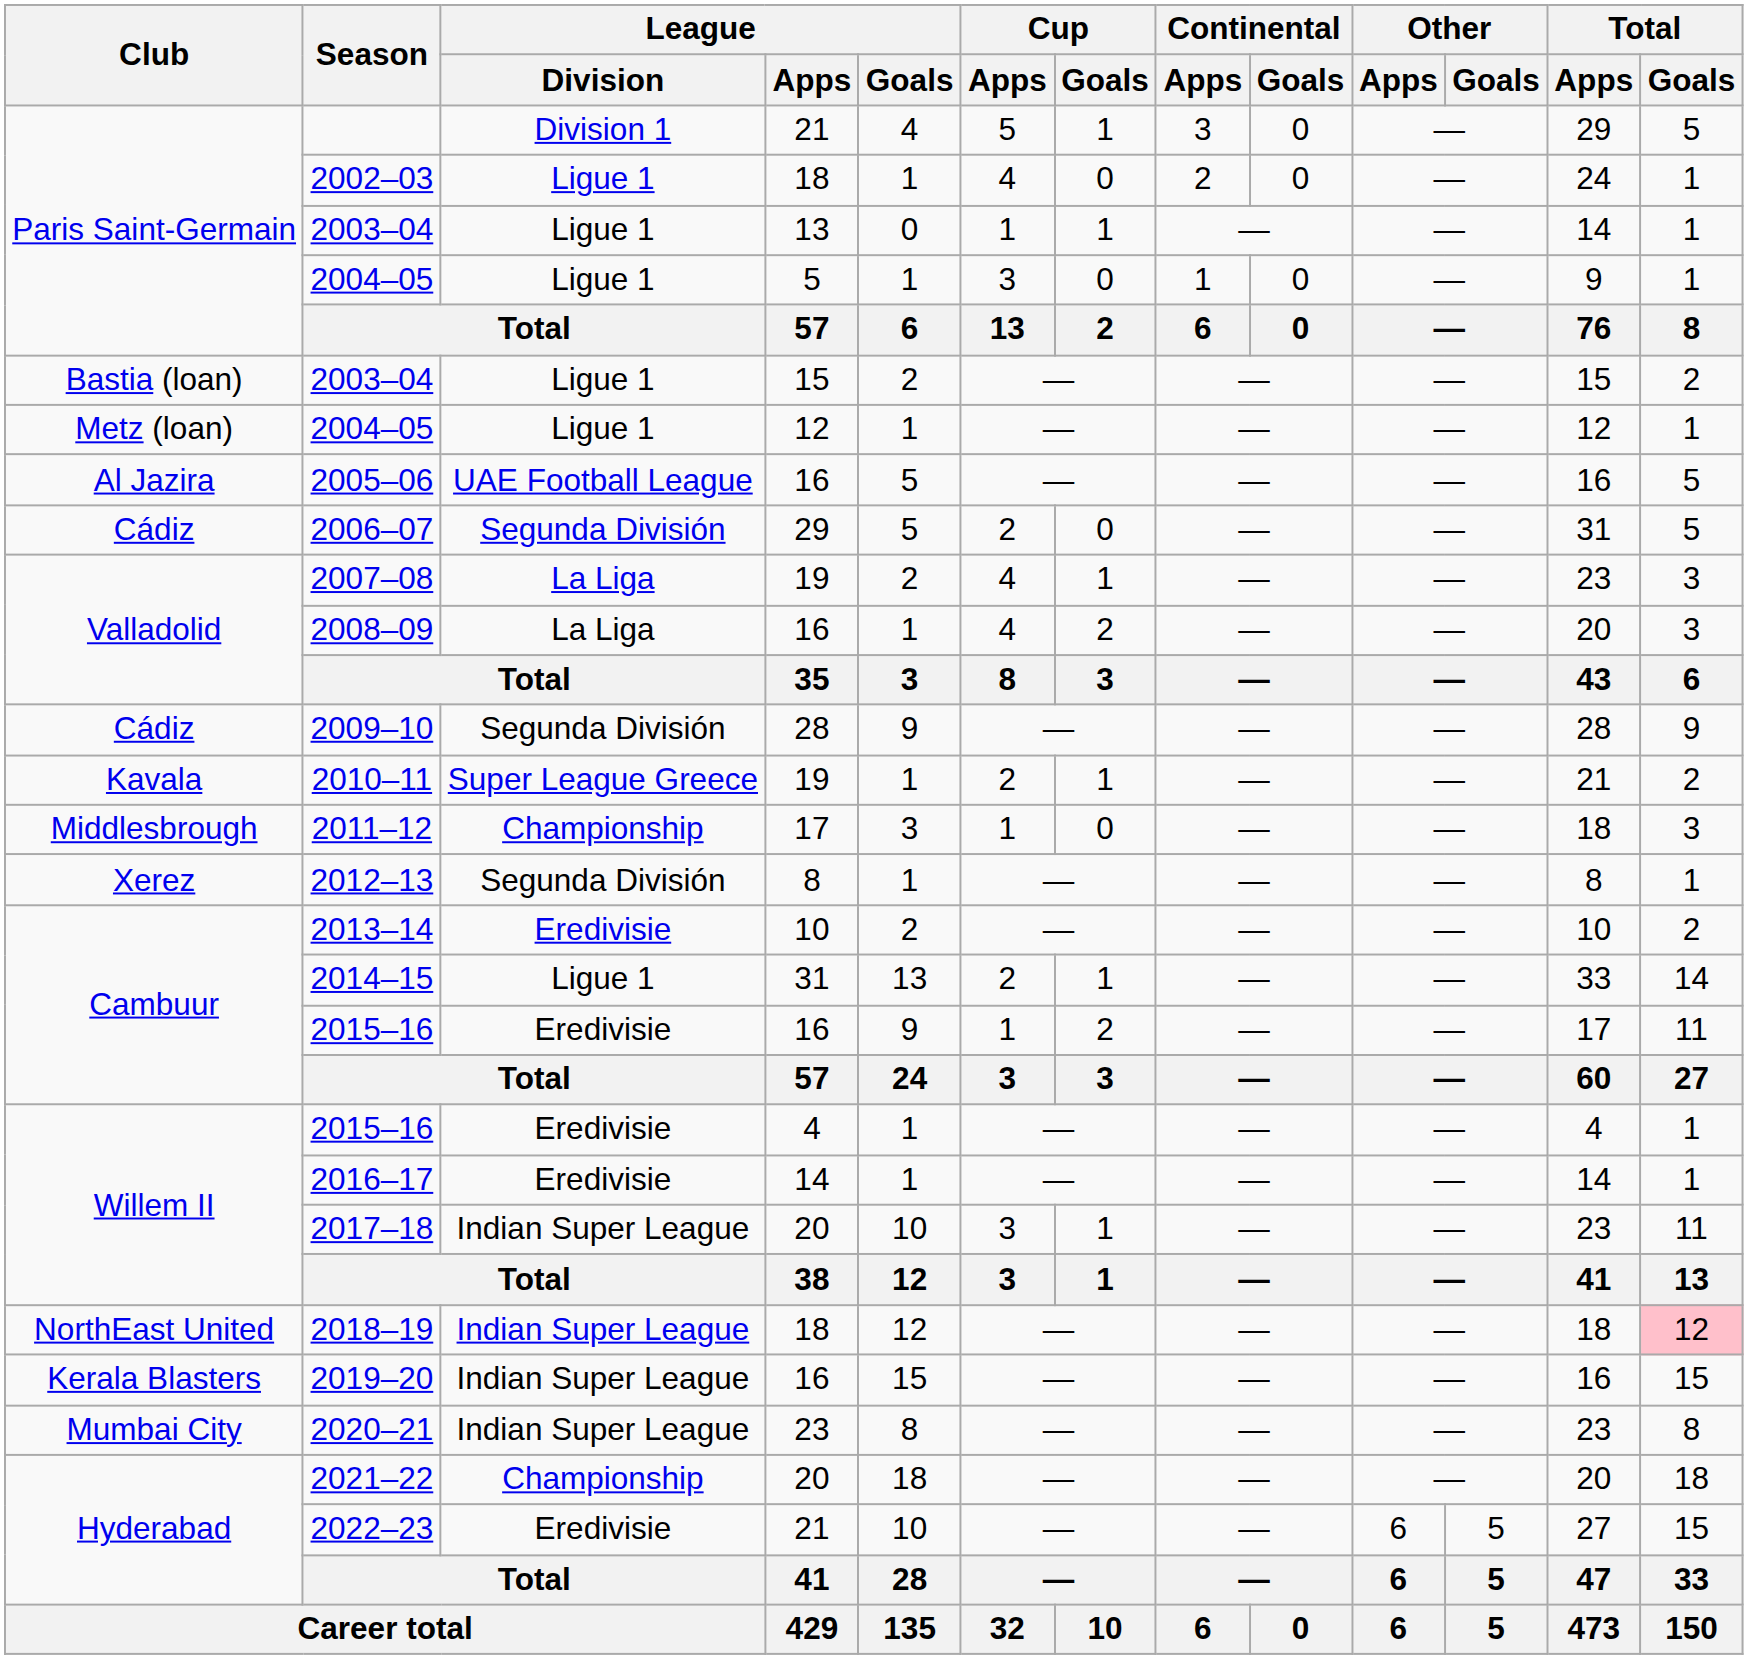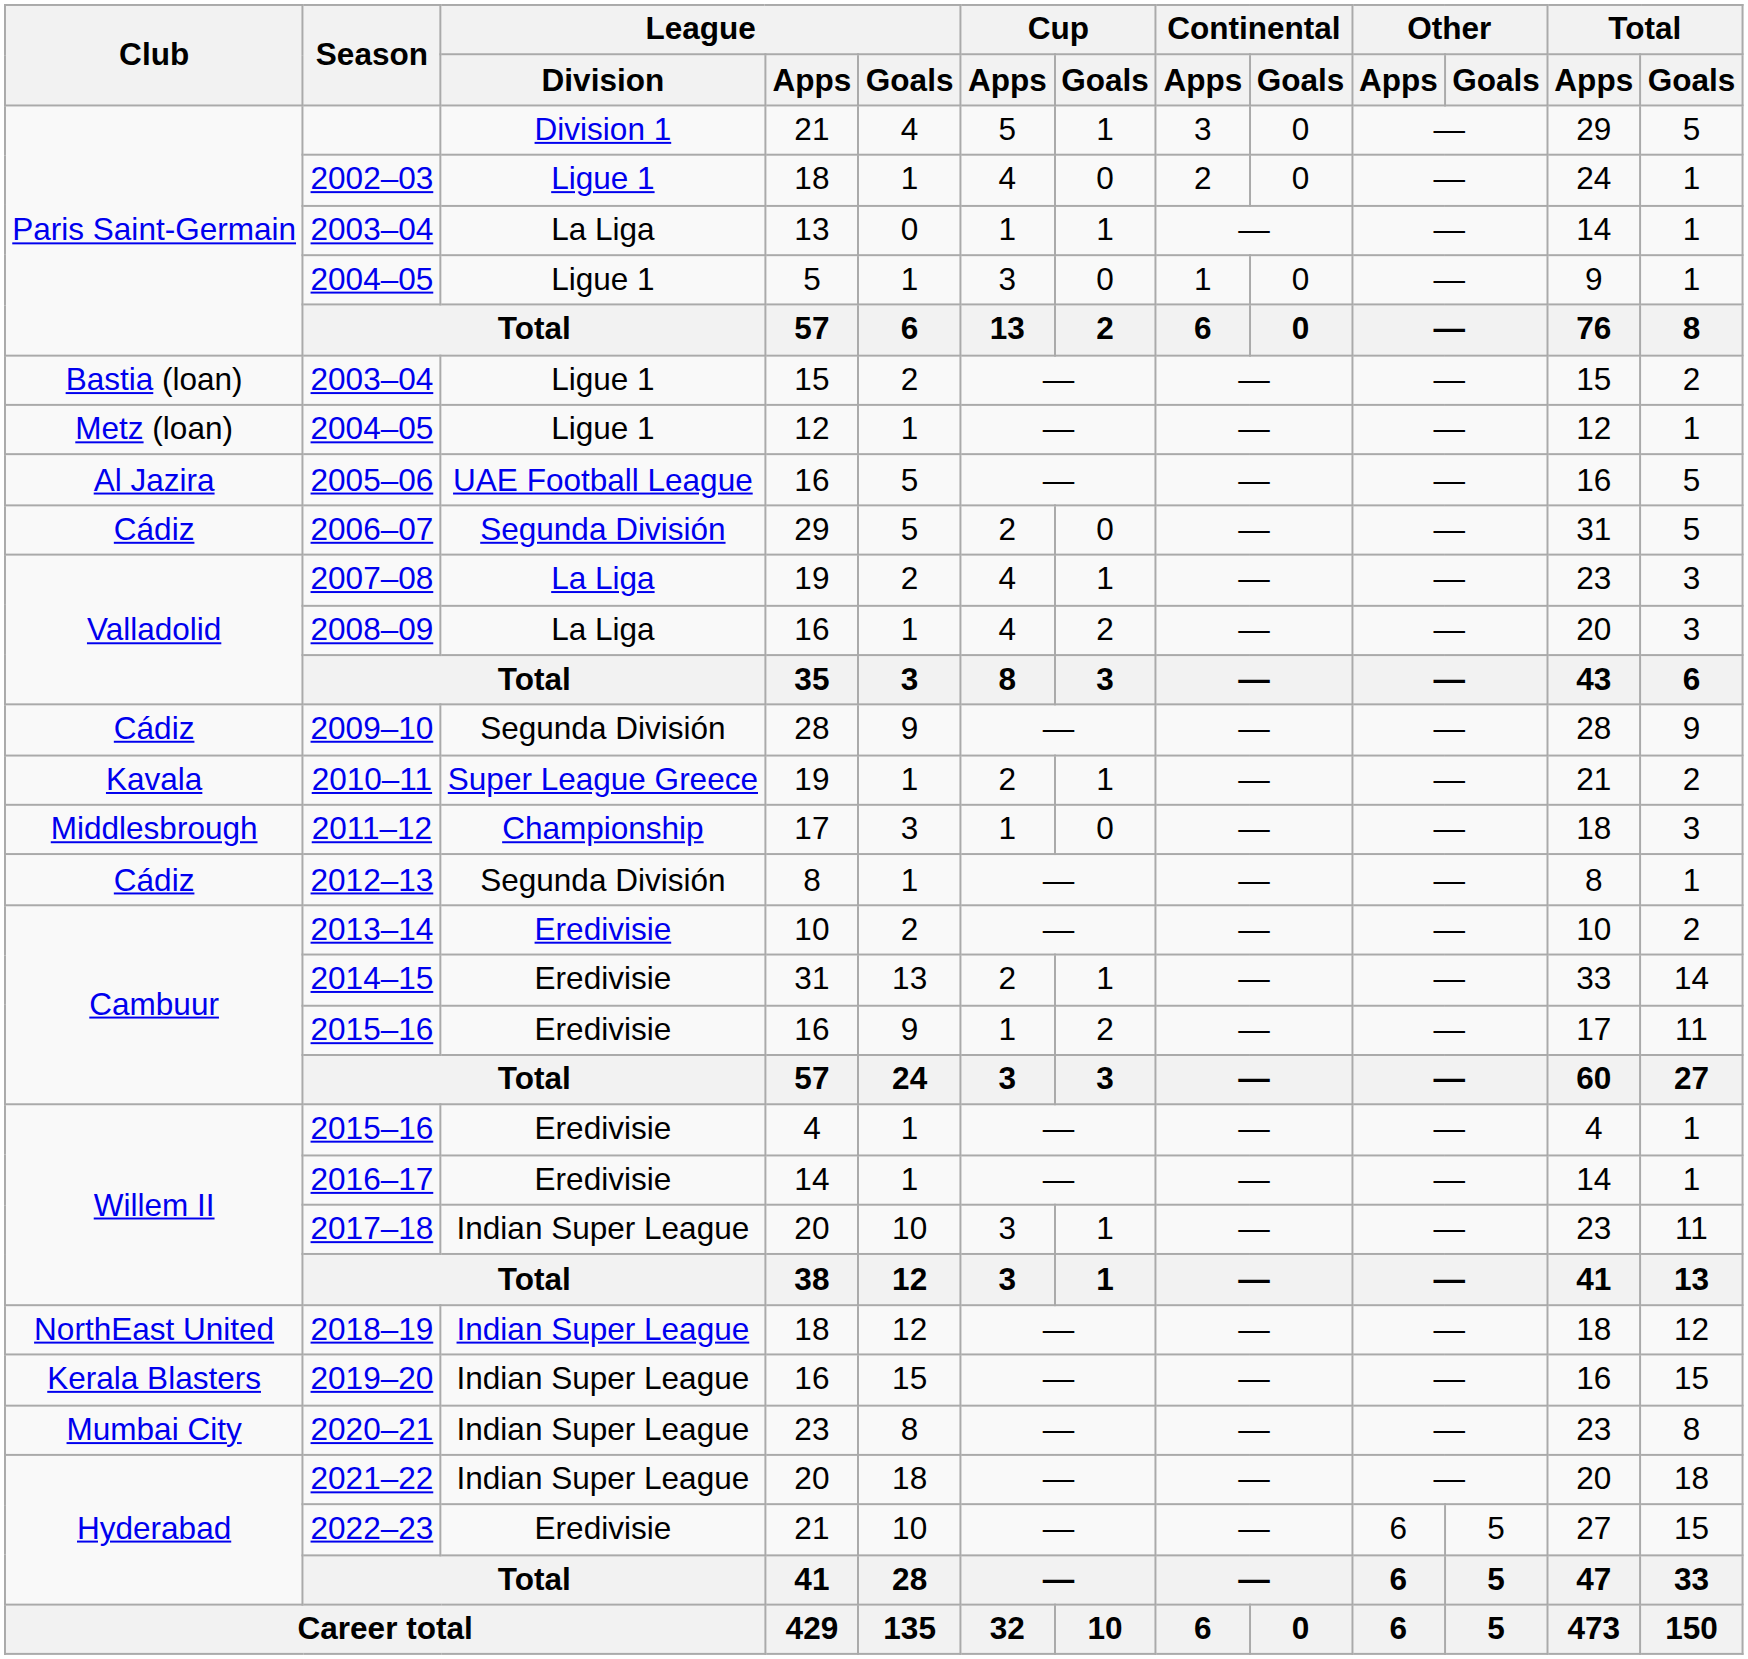(603, 229) Ligue 1 -> (603, 229) La Liga
(154, 879) Xerez -> (154, 879) Cádiz
(603, 979) Ligue 1 -> (603, 979) Eredivisie
(1691, 1329) pink background -> (1691, 1329) no background
(603, 1479) Championship -> (603, 1479) Indian Super League
